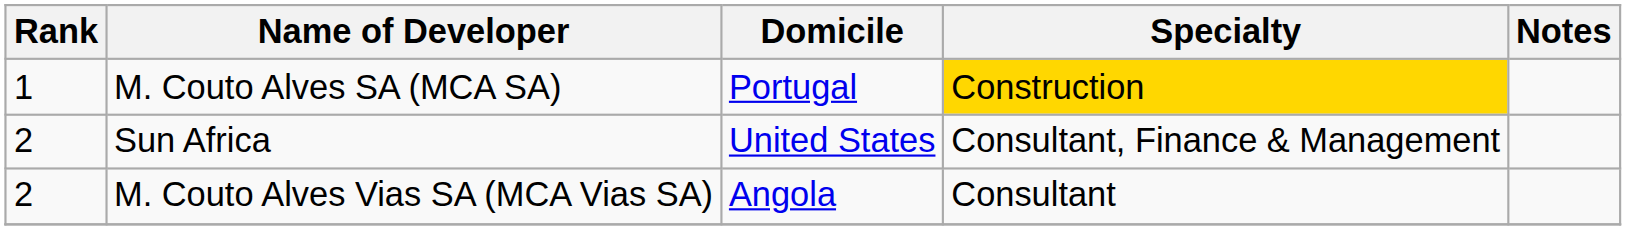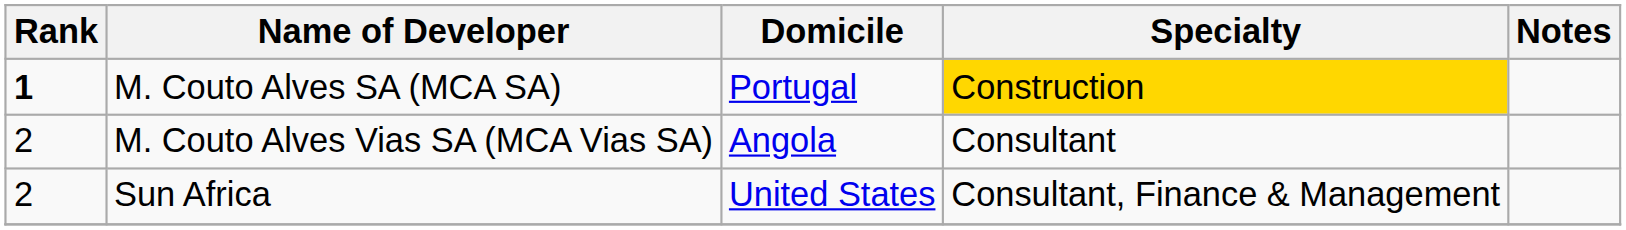(24, 86) normal -> (24, 86) bold
rows swapped: (414, 195) <-> (192, 140)
